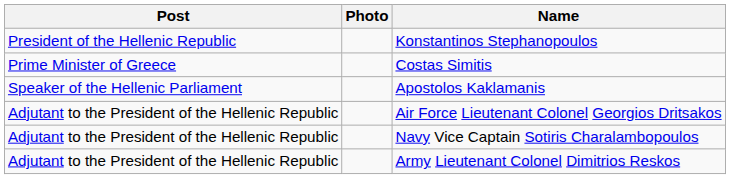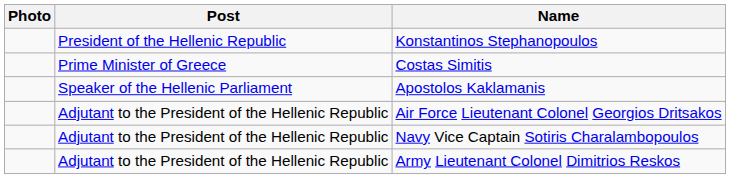columns swapped: (367, 16) <-> (173, 16)
